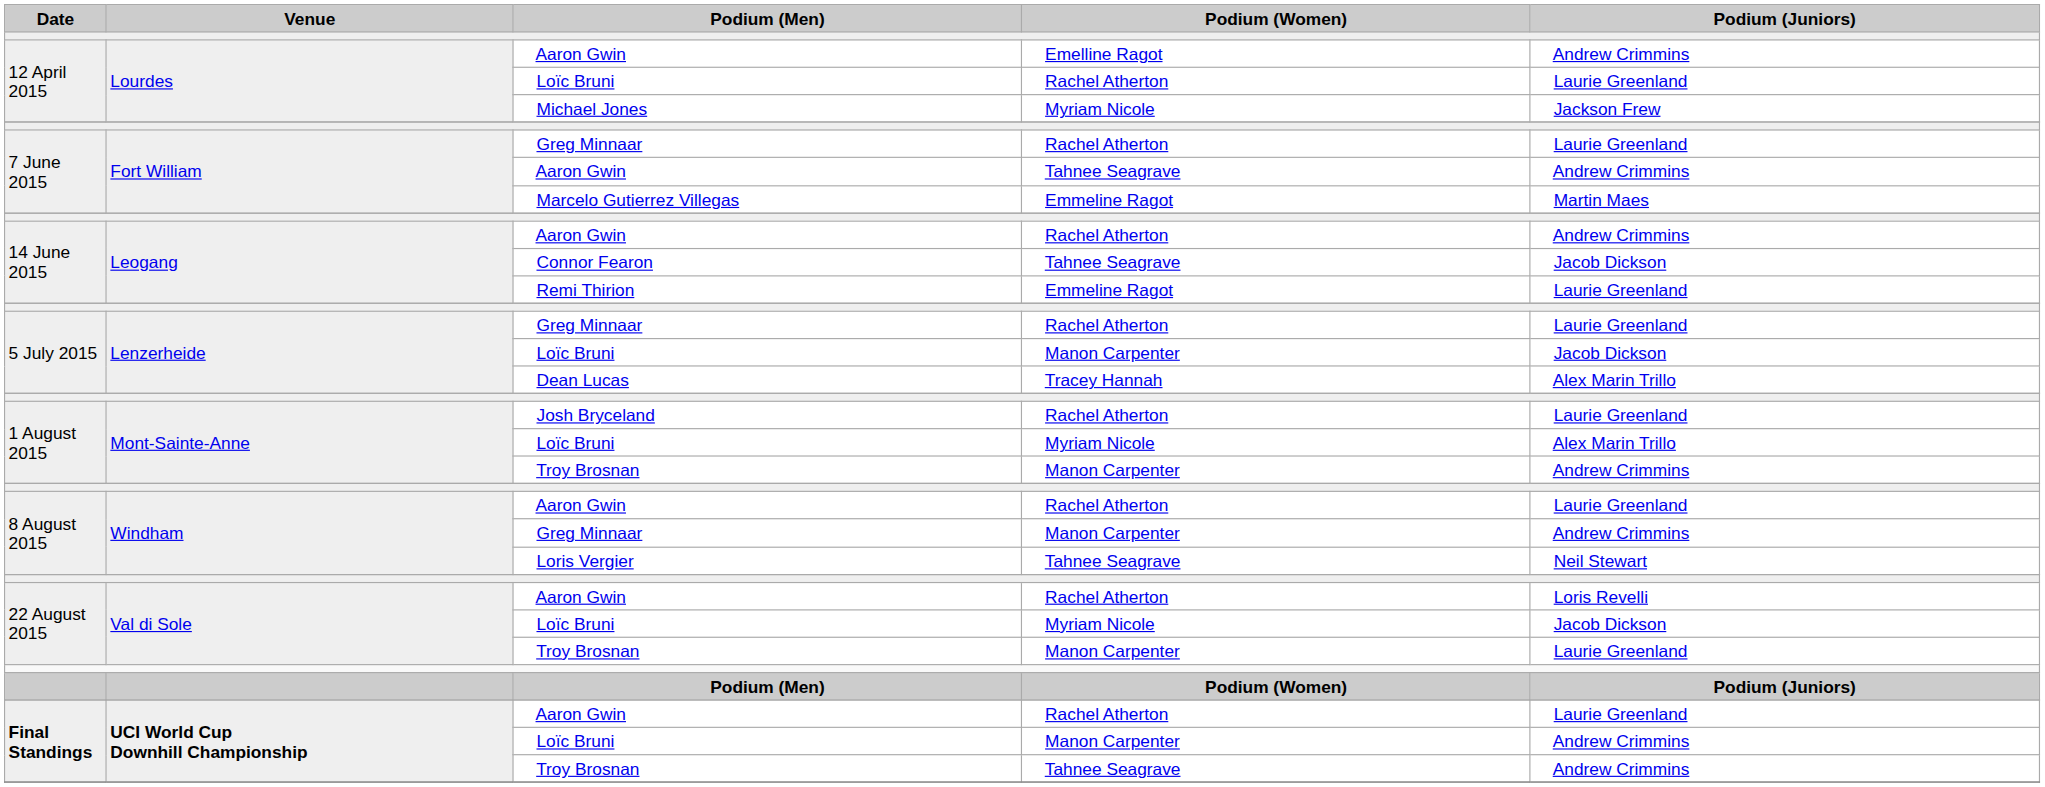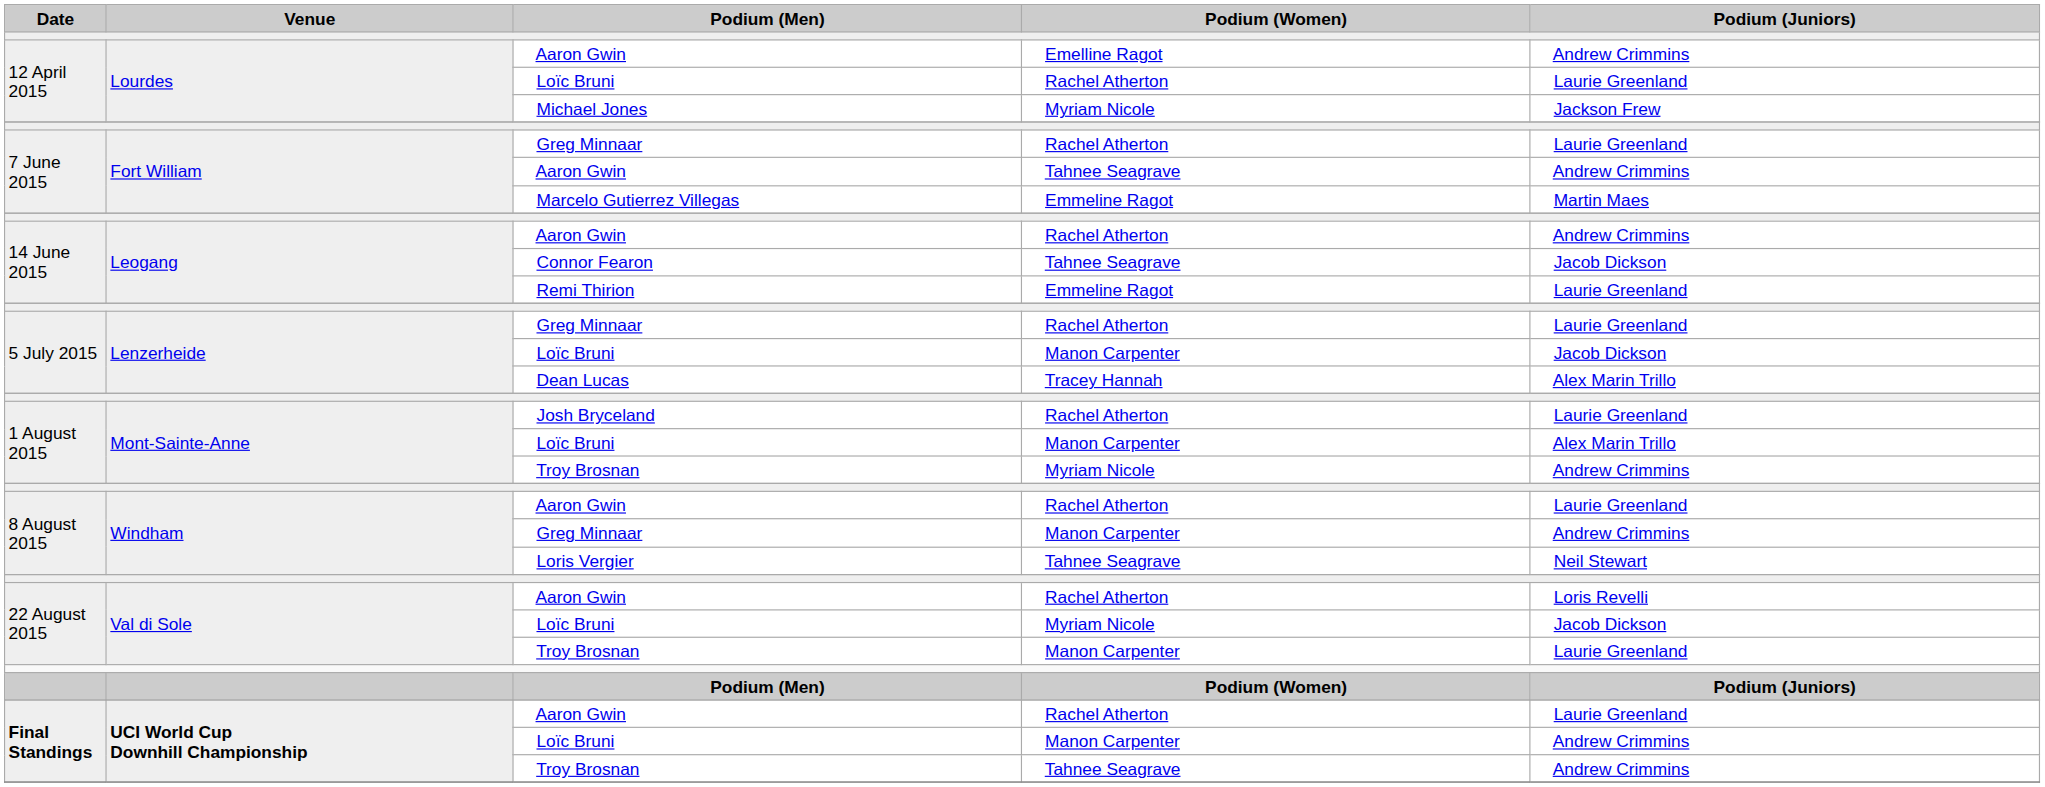(1090, 443) Myriam Nicole -> (1103, 443) Manon Carpenter
(1103, 470) Manon Carpenter -> (1090, 470) Myriam Nicole
